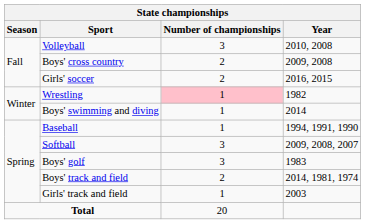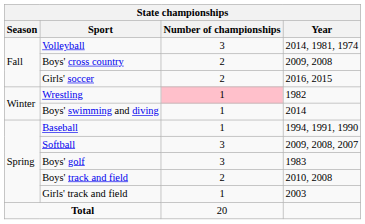(309, 45) 2010, 2008 -> (322, 45) 2014, 1981, 1974
(322, 177) 2014, 1981, 1974 -> (309, 177) 2010, 2008
